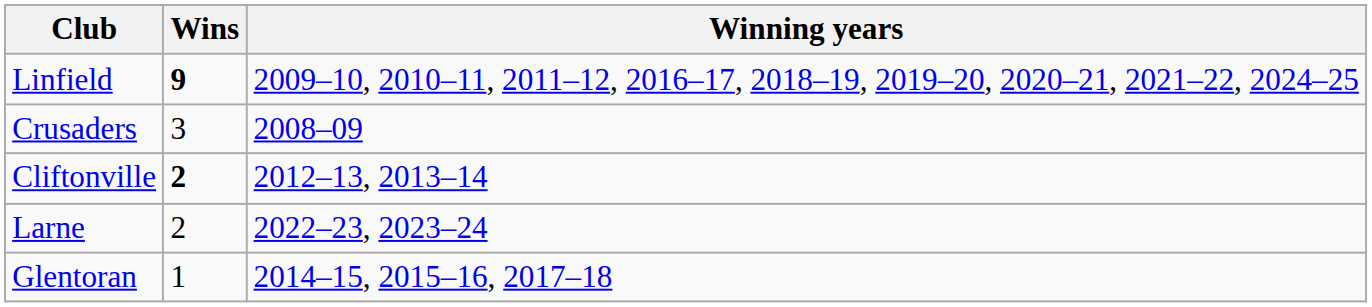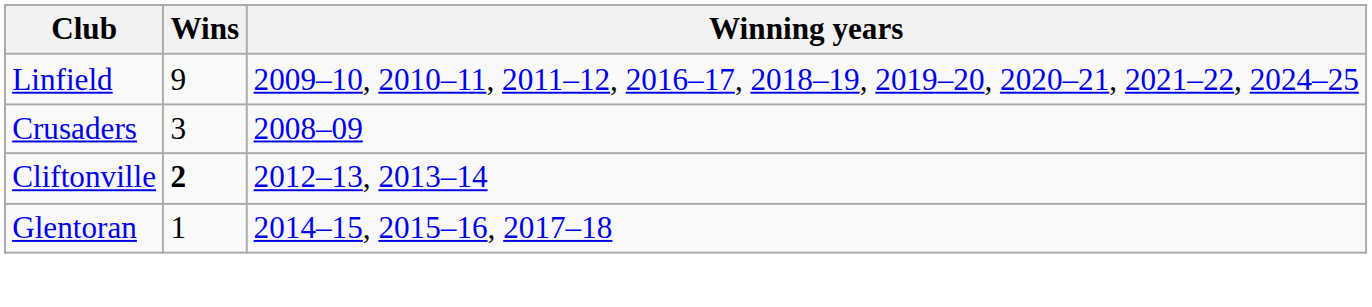(178, 78) bold -> (178, 78) normal
- row: (49, 227)
